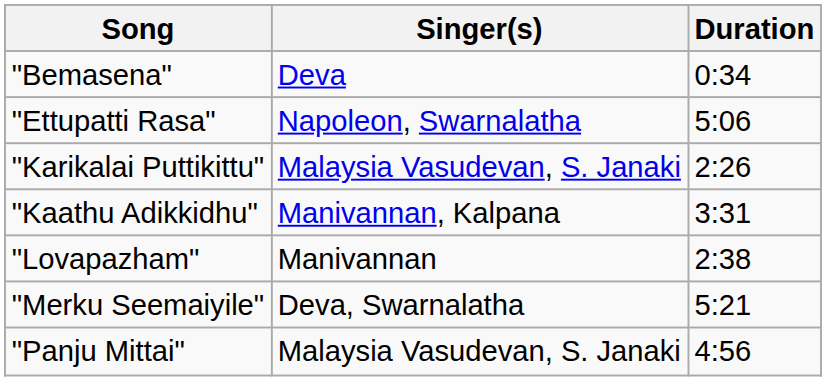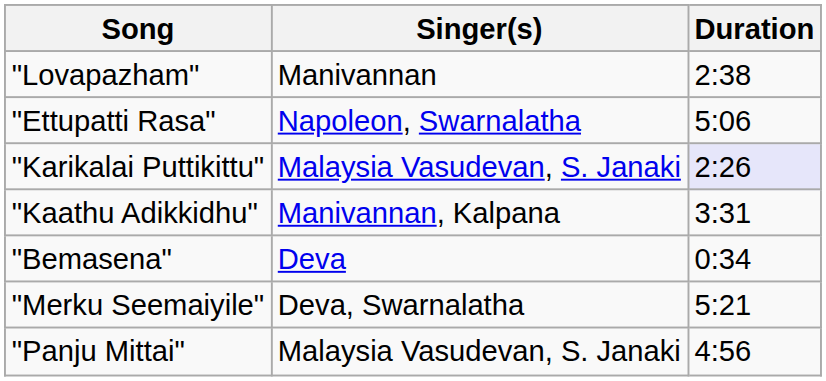rows swapped: (92, 74) <-> (106, 259)
(723, 167) no background -> (723, 167) lavender background
